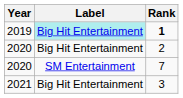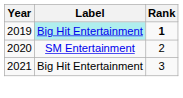(90, 48) Big Hit Entertainment -> (90, 48) SM Entertainment
- row: (162, 66)
